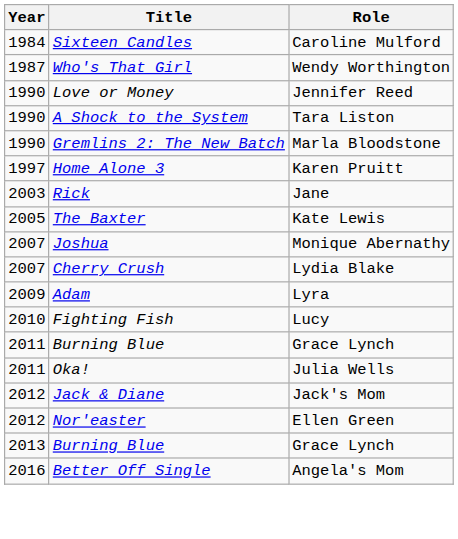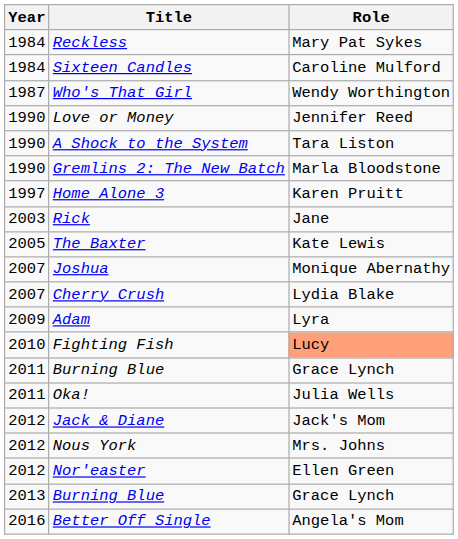+ row: (27, 42)
(311, 320) no background -> (311, 345) lightsalmon background
+ row: (27, 446)
